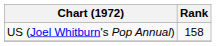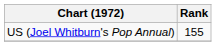(194, 31) 158 -> (194, 31) 155
